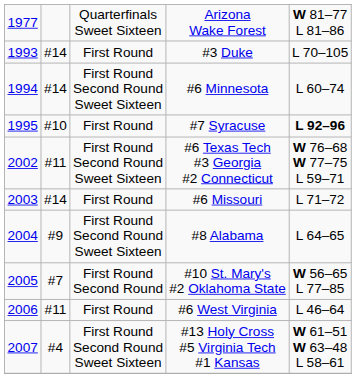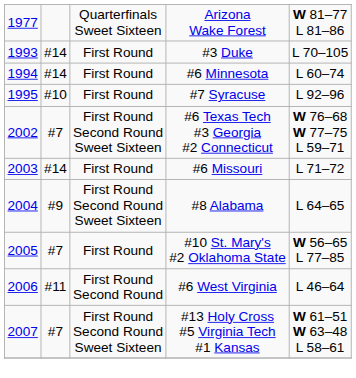(118, 89) First Round Second Round Sweet Sixteen -> (118, 73) First Round
(320, 125) bold -> (320, 95) normal
(55, 162) #11 -> (55, 132) #7
(118, 281) First Round Second Round -> (118, 250) First Round
(118, 310) First Round -> (118, 287) First Round Second Round
(55, 347) #4 -> (55, 331) #7
